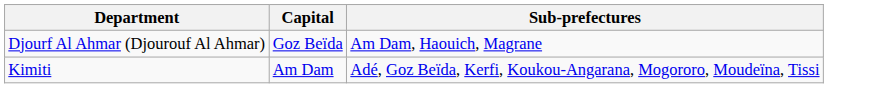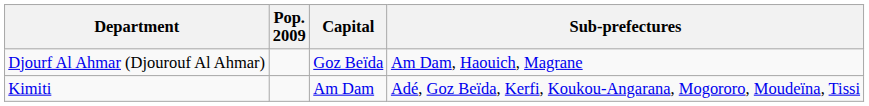+ column: (289, 26)
